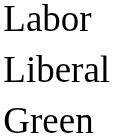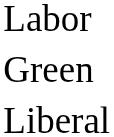rows swapped: (57, 69) <-> (49, 120)
